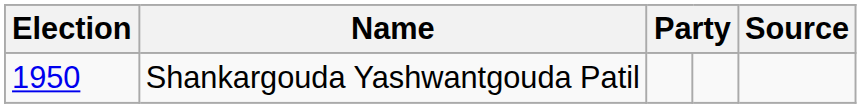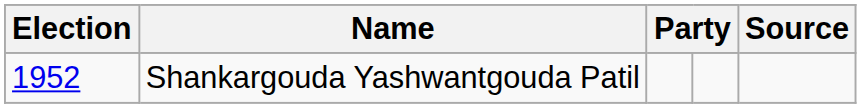(46, 77) 1950 -> (46, 77) 1952
